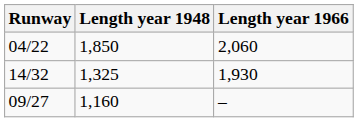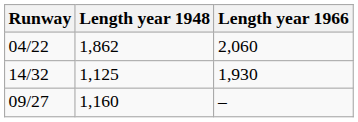(99, 46) 1,850 -> (99, 46) 1,862
(99, 74) 1,325 -> (99, 74) 1,125
